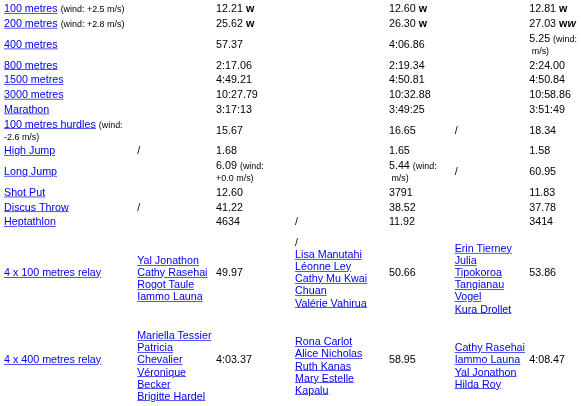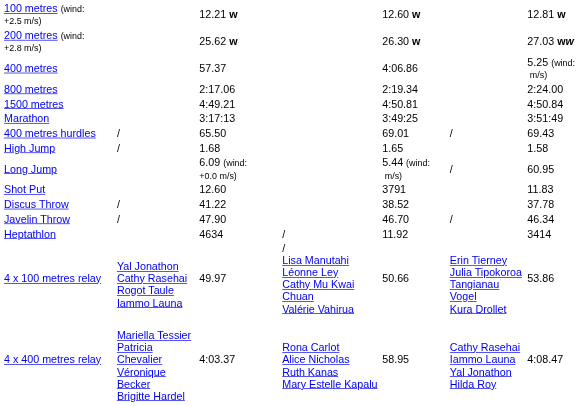- row: (34, 94)
- row: (63, 130)
+ row: (50, 133)
+ row: (37, 219)
